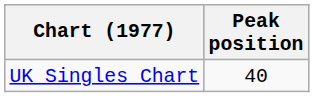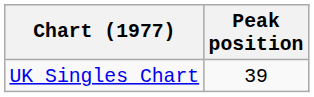(256, 76) 40 -> (256, 76) 39
